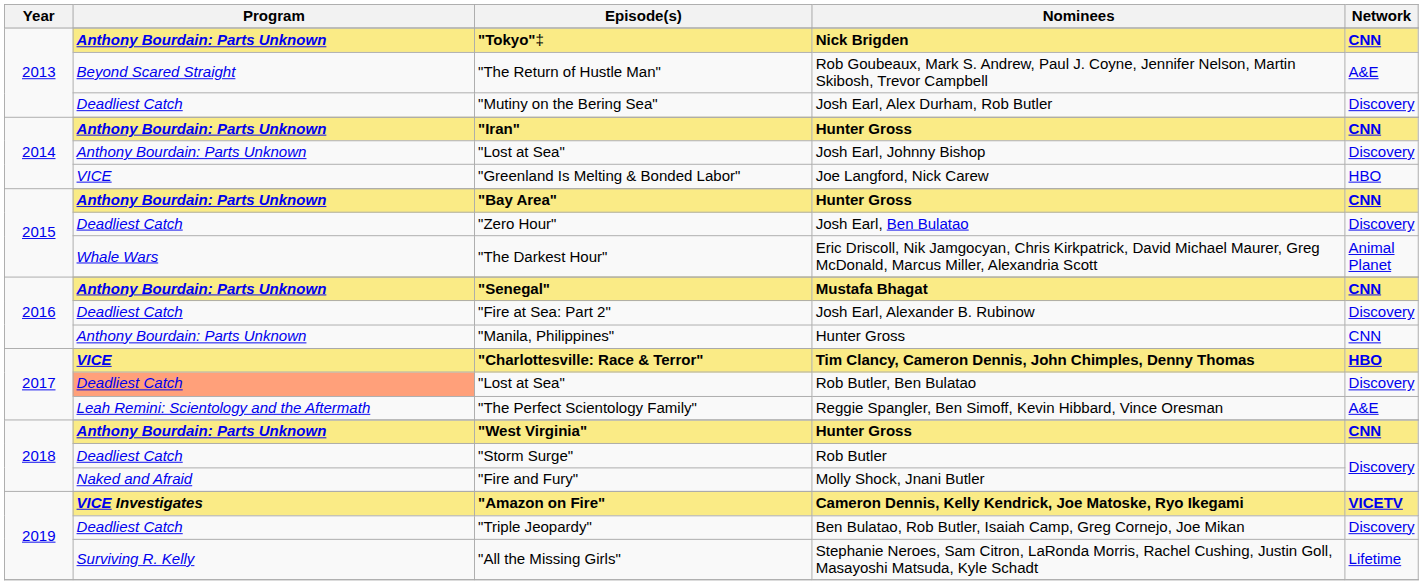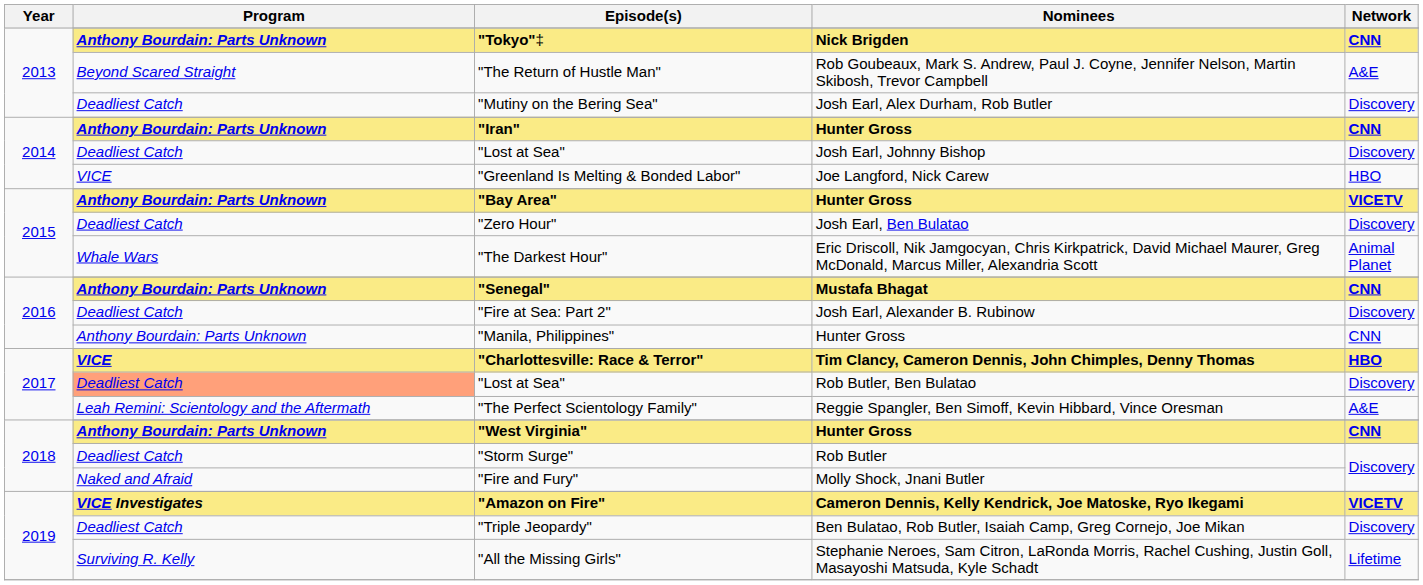(192, 152) Anthony Bourdain: Parts Unknown -> (130, 152) Deadliest Catch
(1365, 200) CNN -> (1376, 200) VICETV
